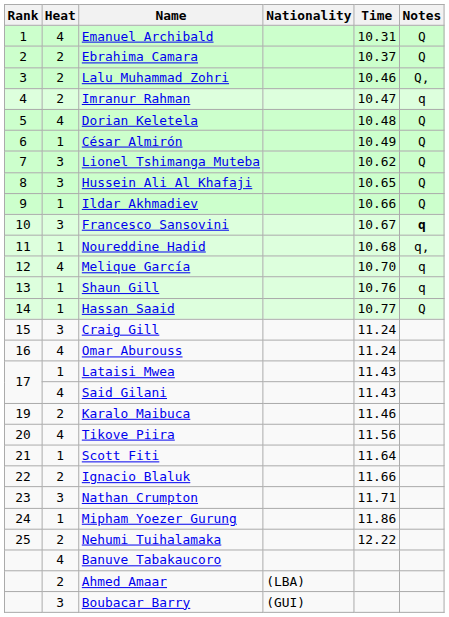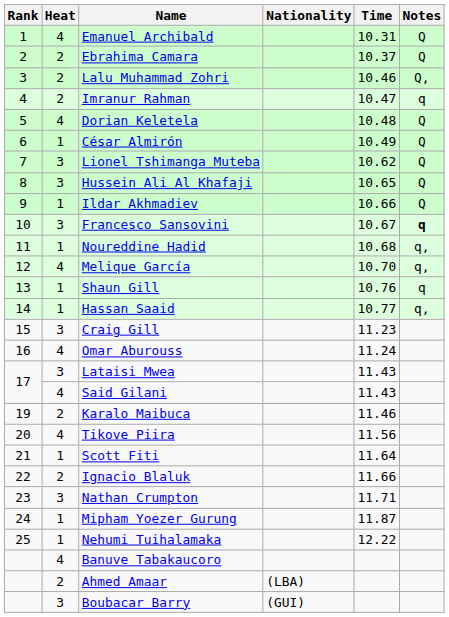(422, 267) q -> (422, 267) q,
(422, 309) Q -> (422, 309) q,
(377, 330) 11.24 -> (377, 330) 11.23
(60, 372) 1 -> (60, 372) 3
(377, 518) 11.86 -> (377, 518) 11.87
(60, 539) 2 -> (60, 539) 1
